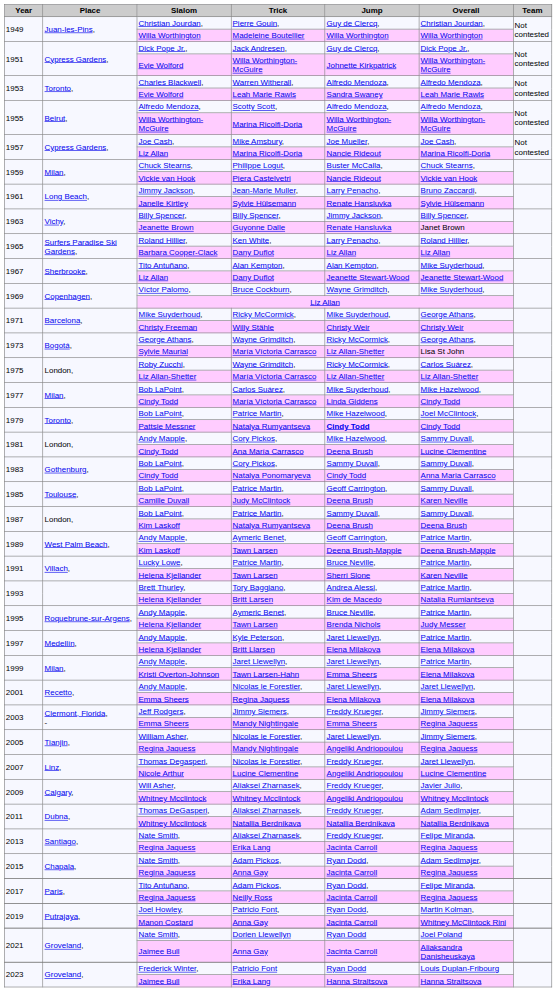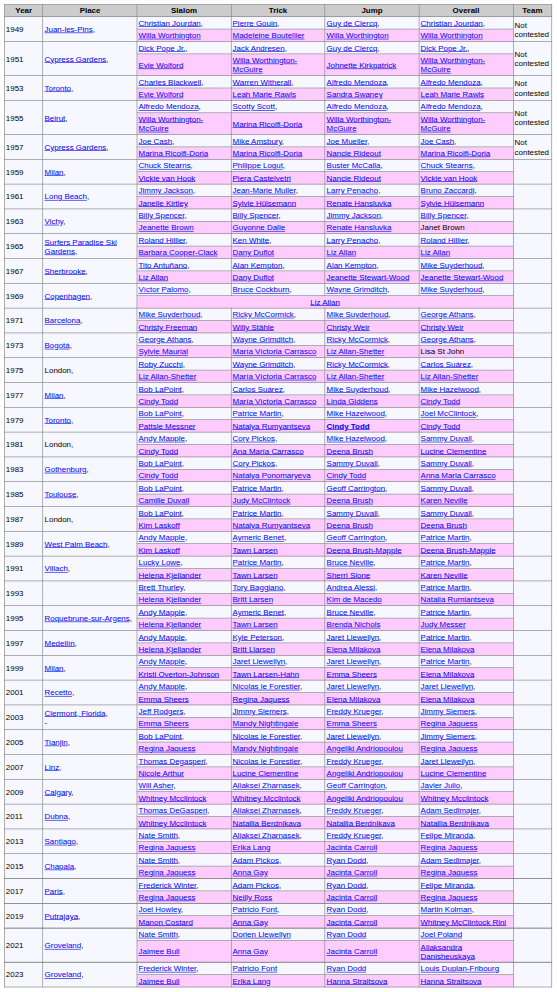(153, 153) Liz Allan -> (173, 153) Marina Ricolfi-Doria
(163, 736) William Asher, -> (161, 736) Bob LaPoint,
(355, 786) Freddy Krueger, -> (357, 786) Geoff Carrington,
(164, 885) Tito Antuñano, -> (169, 885) Frederick Winter,
